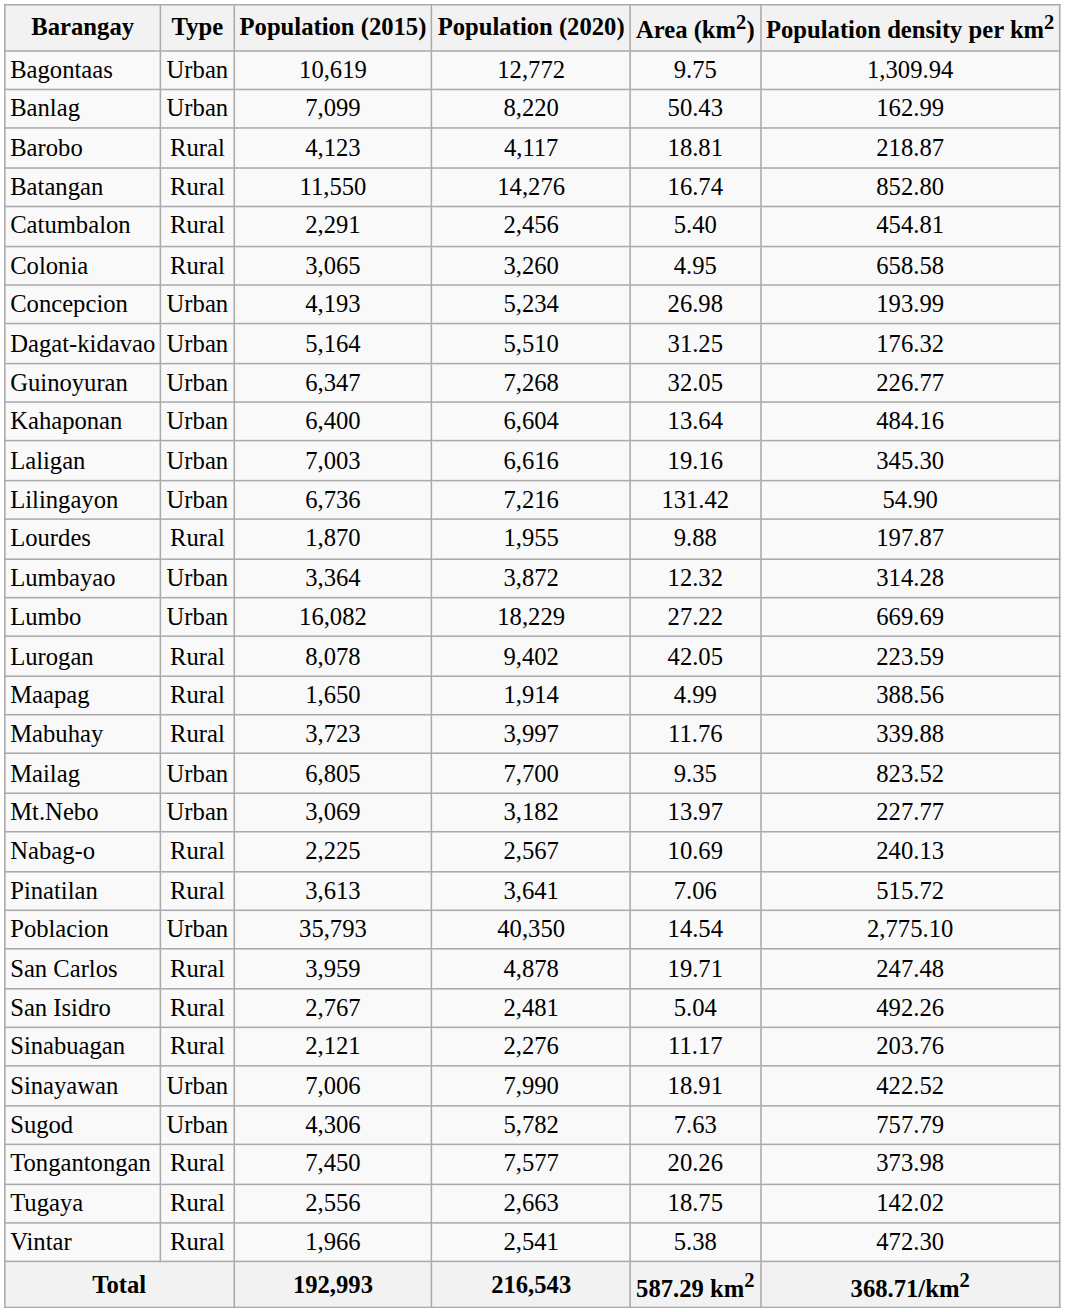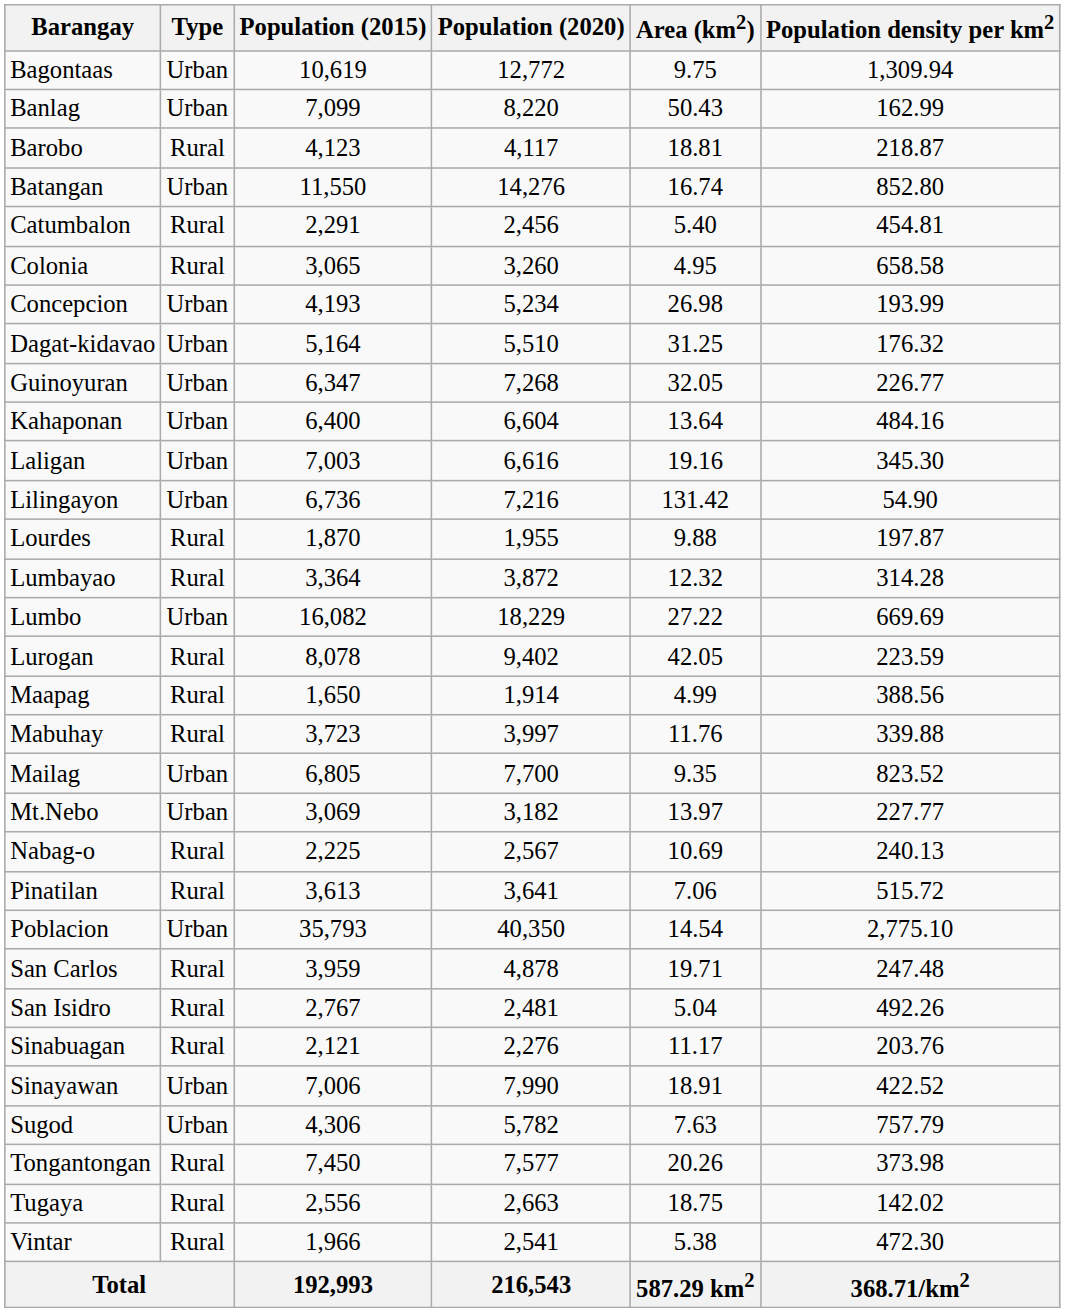(197, 187) Rural -> (197, 187) Urban
(197, 577) Urban -> (197, 577) Rural
